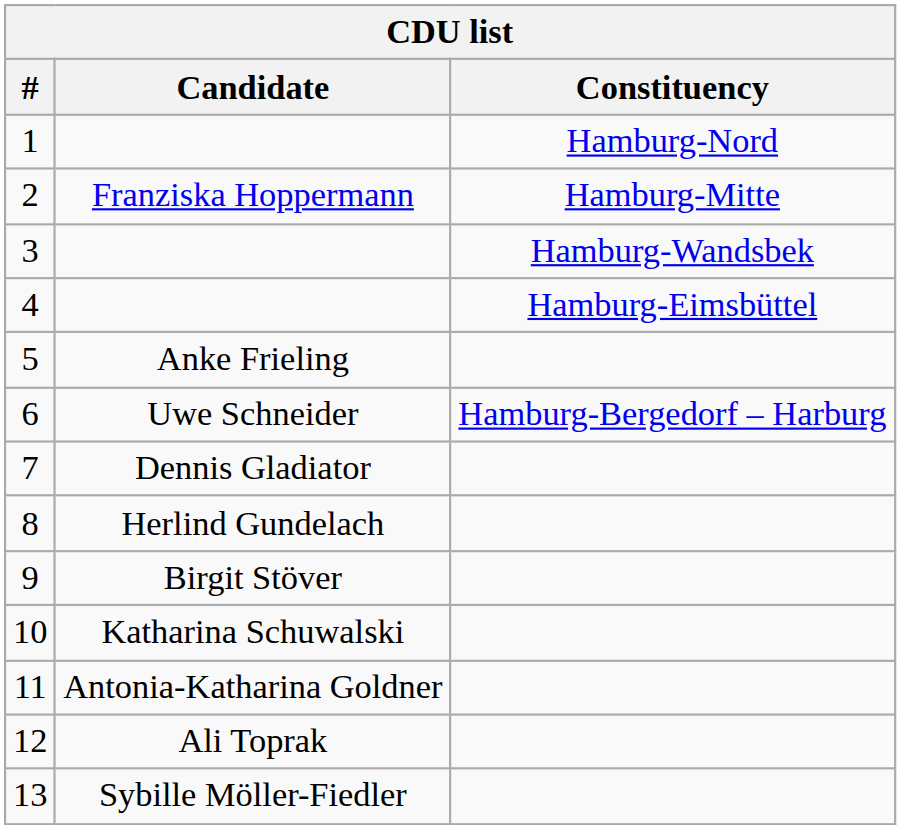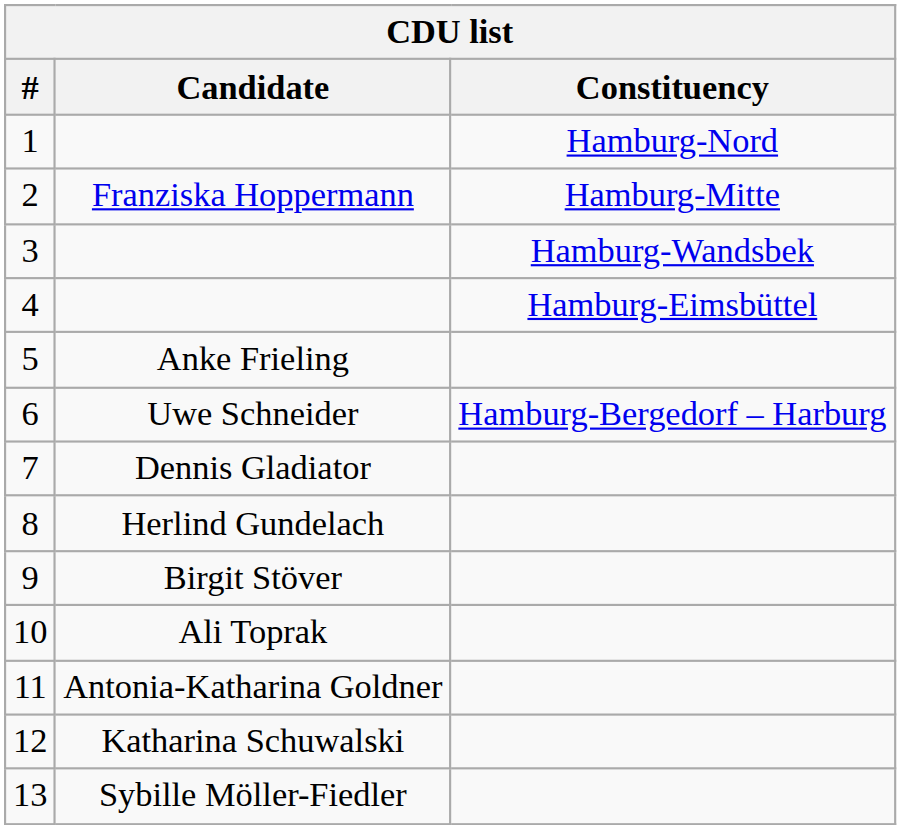(253, 631) Katharina Schuwalski -> (253, 631) Ali Toprak
(253, 741) Ali Toprak -> (253, 741) Katharina Schuwalski
